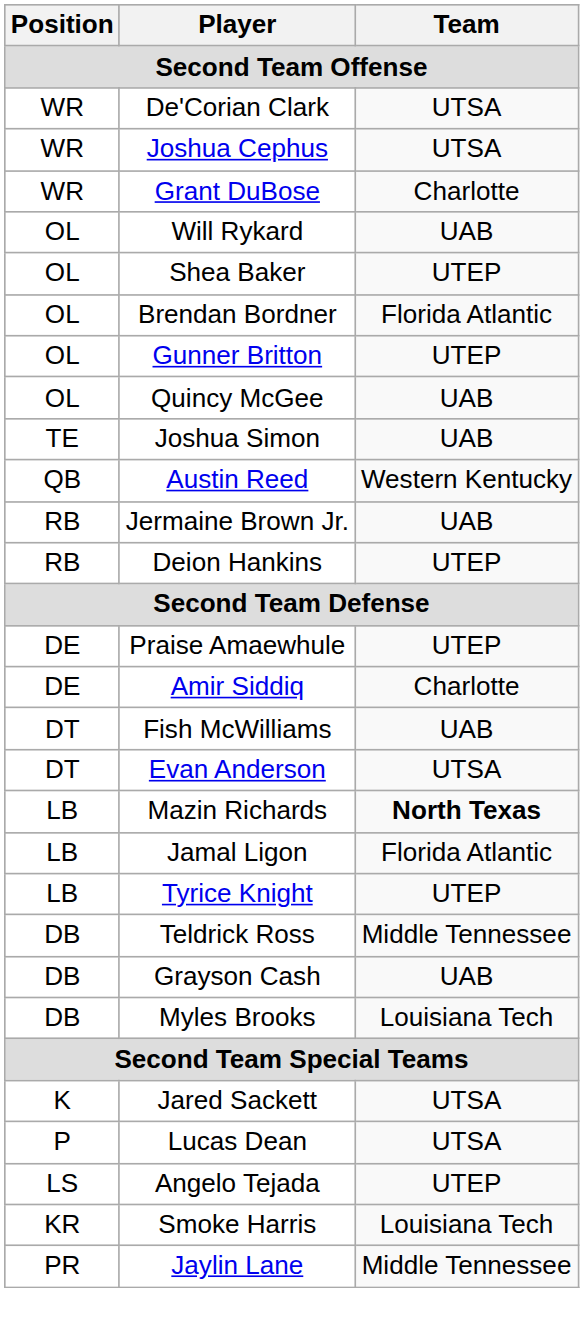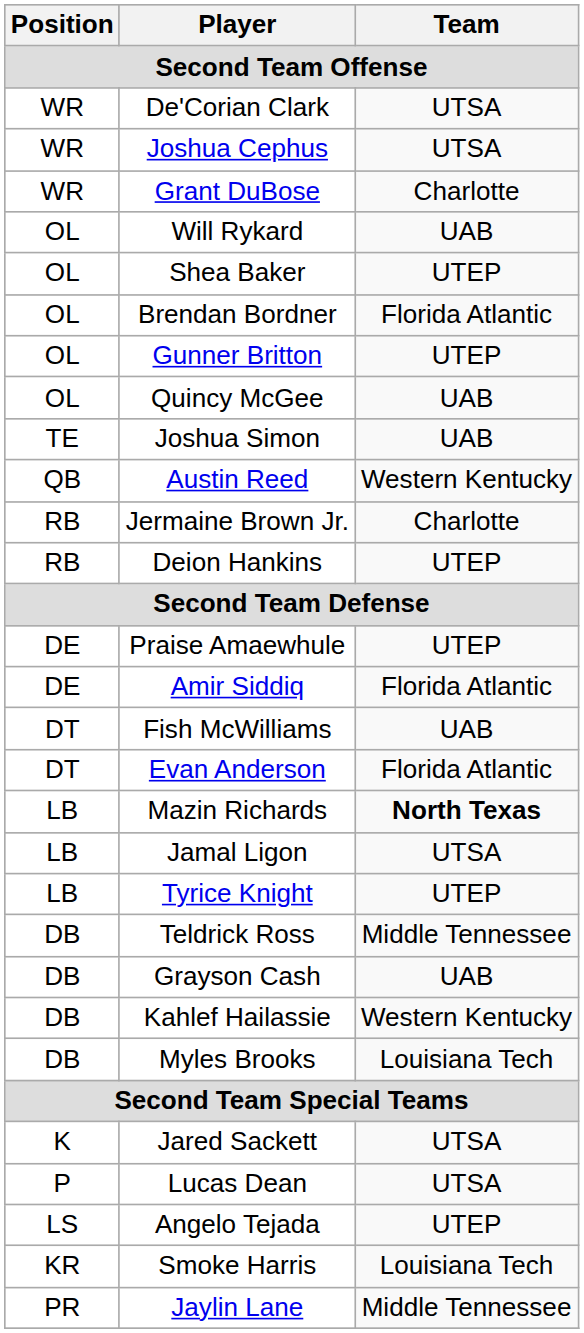(467, 521) UAB -> (467, 521) Charlotte
(467, 686) Charlotte -> (467, 686) Florida Atlantic
(467, 769) UTSA -> (467, 769) Florida Atlantic
(467, 852) Florida Atlantic -> (467, 852) UTSA
+ row: (237, 1017)
